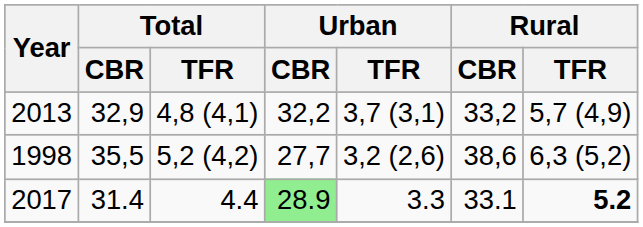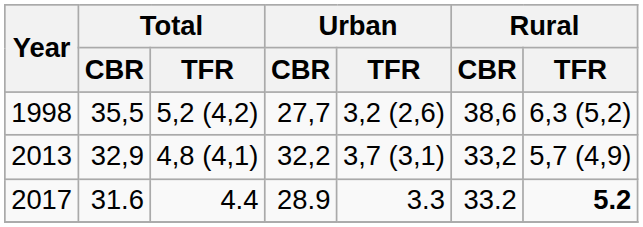rows swapped: (42, 156) <-> (42, 112)
(117, 199) 31.4 -> (117, 199) 31.6
(304, 199) lightgreen background -> (304, 199) no background
(490, 199) 33.1 -> (490, 199) 33.2
